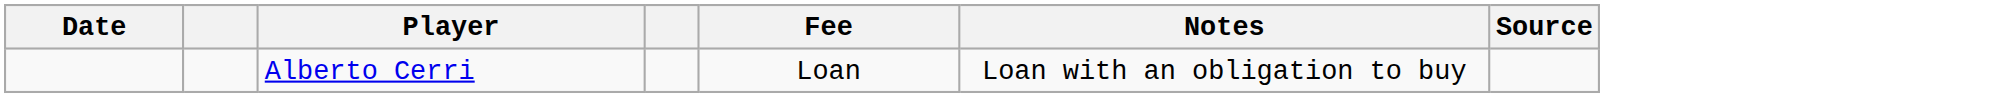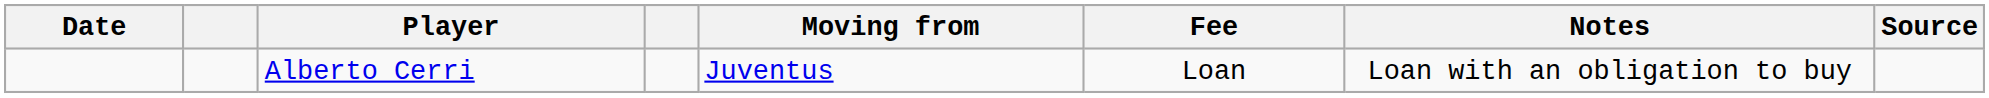+ column: (891, 27)
